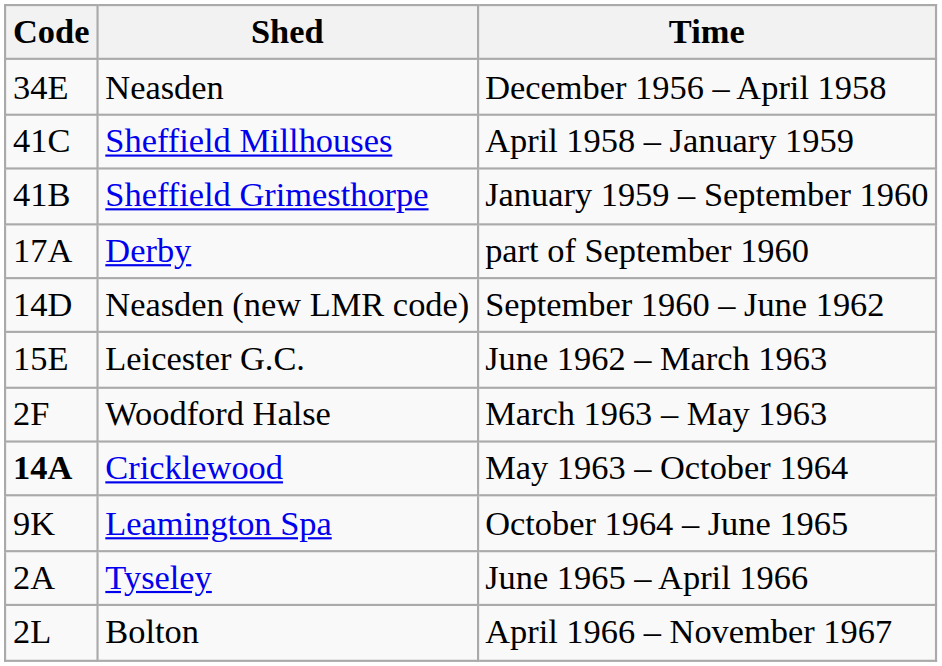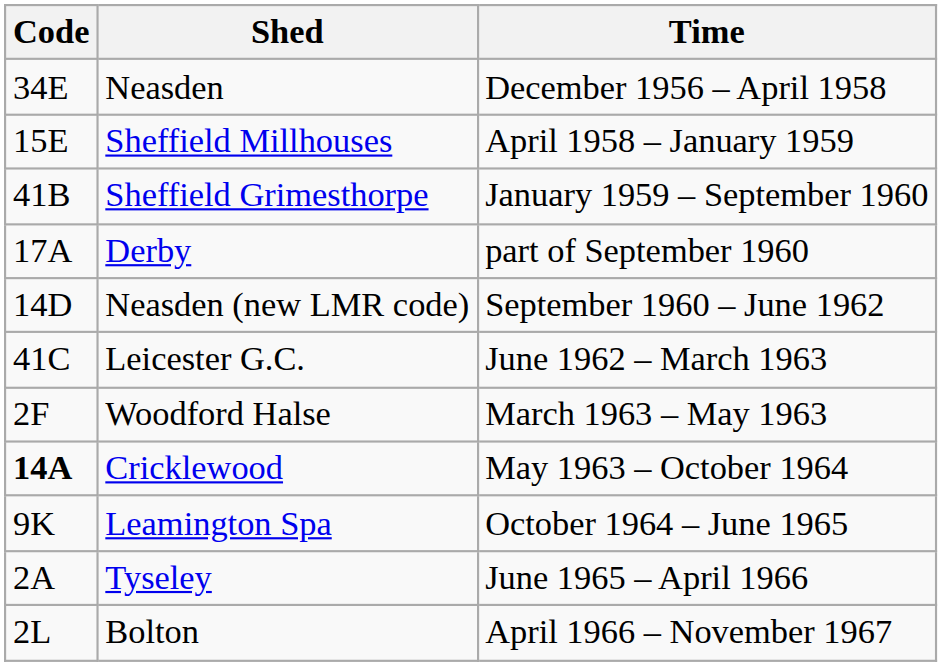(42, 140) 41C -> (41, 140) 15E
(41, 359) 15E -> (42, 359) 41C
